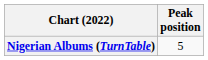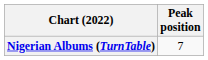(180, 45) 5 -> (180, 45) 7
